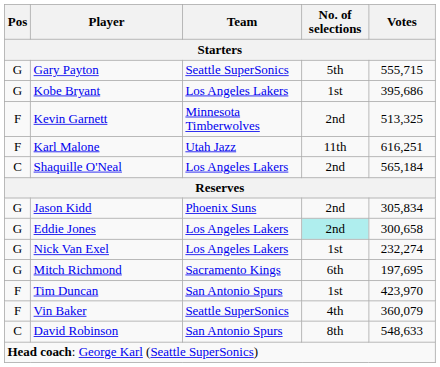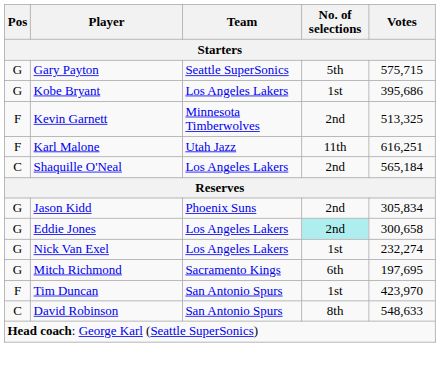(402, 70) 555,715 -> (402, 70) 575,715
- row: (60, 311)
